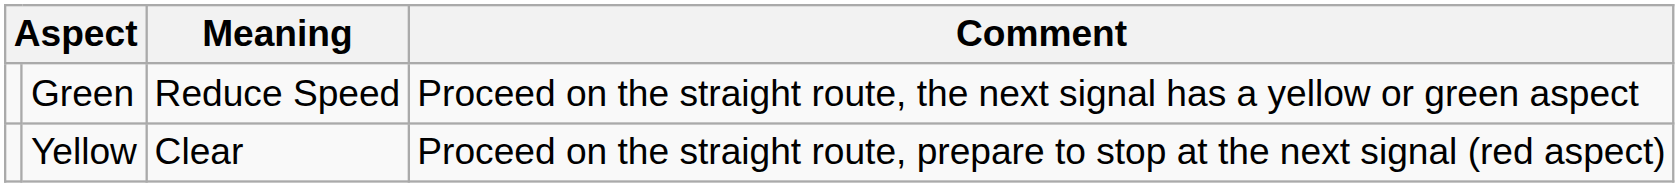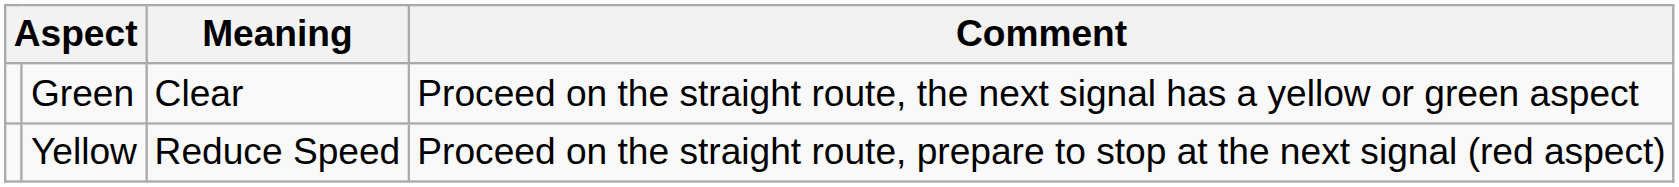(277, 92) Reduce Speed -> (199, 92) Clear
(199, 151) Clear -> (277, 151) Reduce Speed
